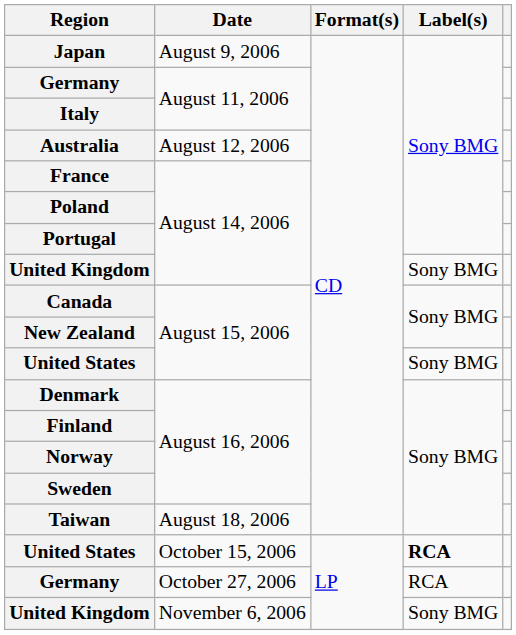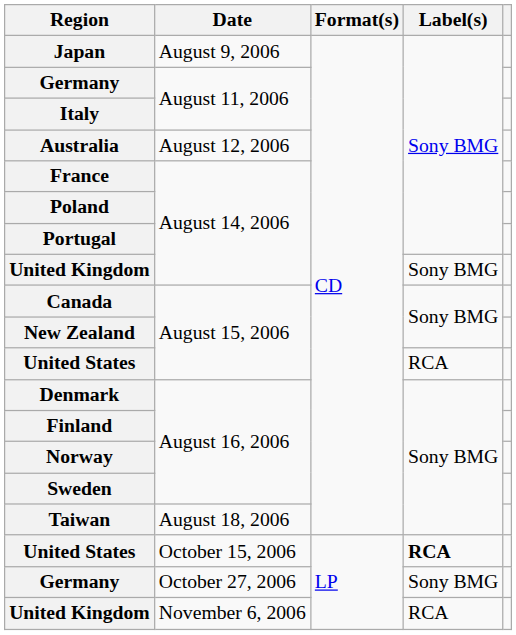(453, 363) Sony BMG -> (428, 363) RCA
(428, 581) RCA -> (453, 581) Sony BMG
(453, 613) Sony BMG -> (428, 613) RCA
